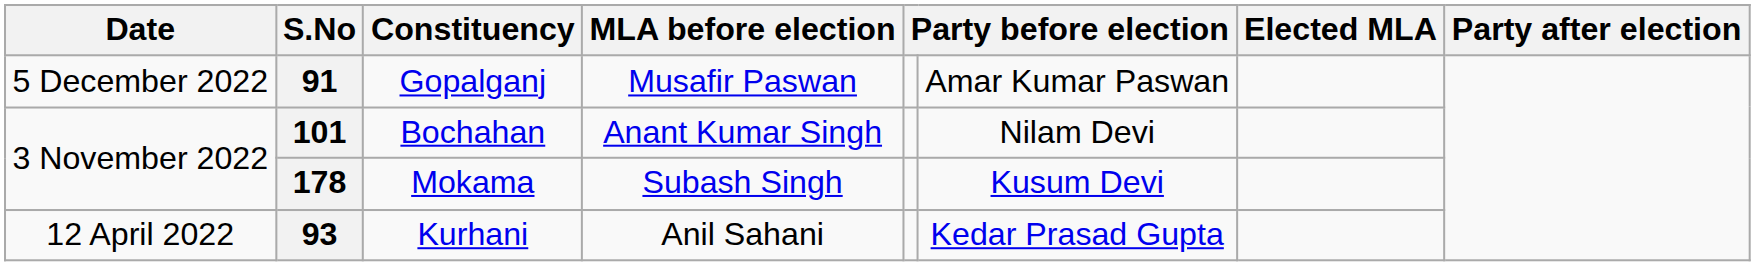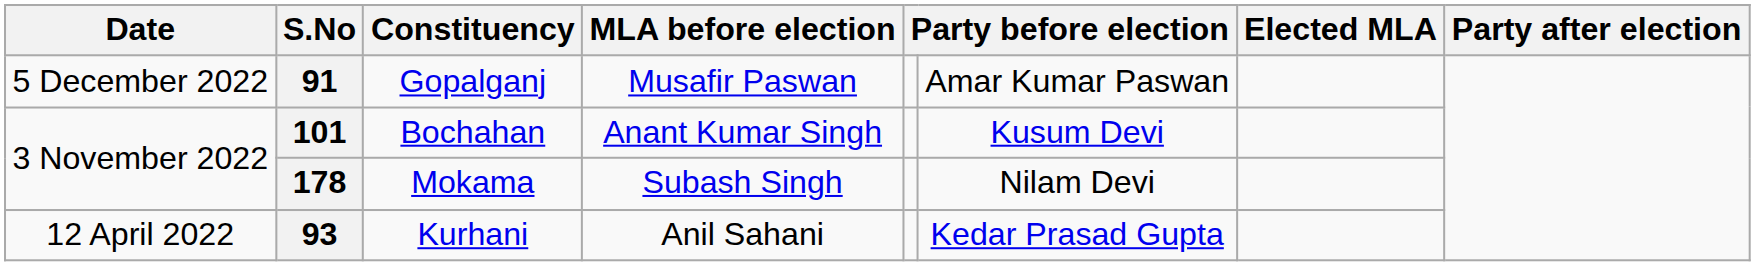(1077, 132) Nilam Devi -> (1077, 132) Kusum Devi
(1077, 183) Kusum Devi -> (1077, 183) Nilam Devi
